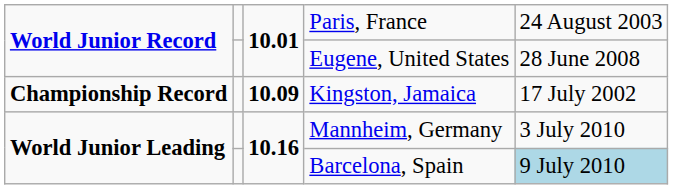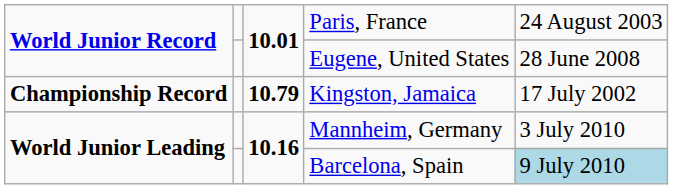(274, 93) 10.09 -> (274, 93) 10.79
